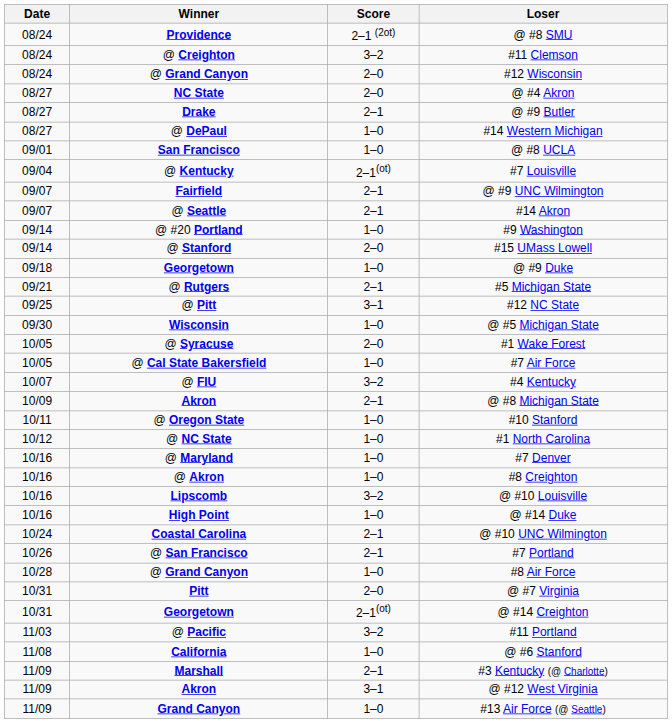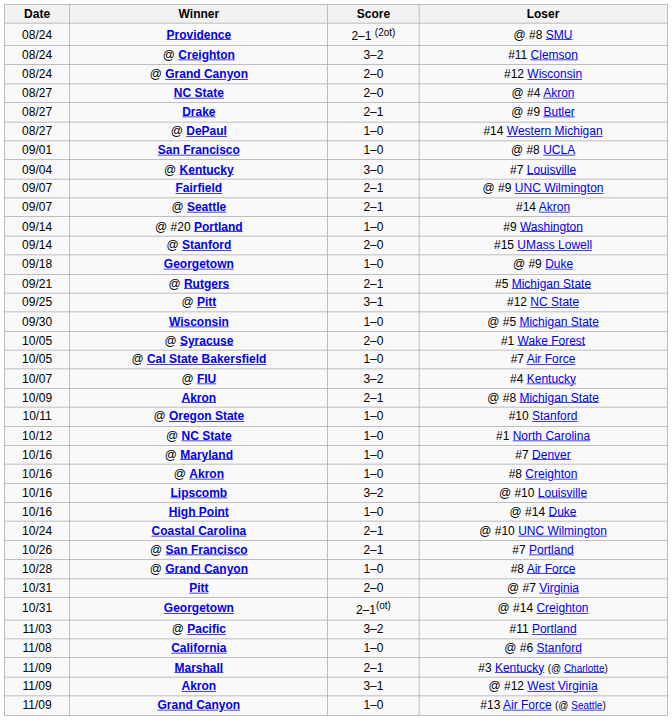(373, 171) 2–1(ot) -> (373, 169) 3–0
